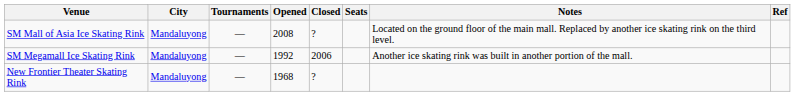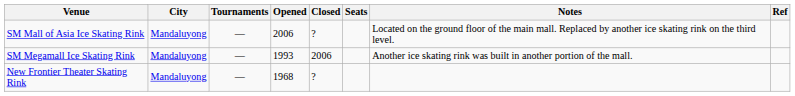(283, 34) 2008 -> (283, 34) 2006
(283, 55) 1992 -> (283, 55) 1993
